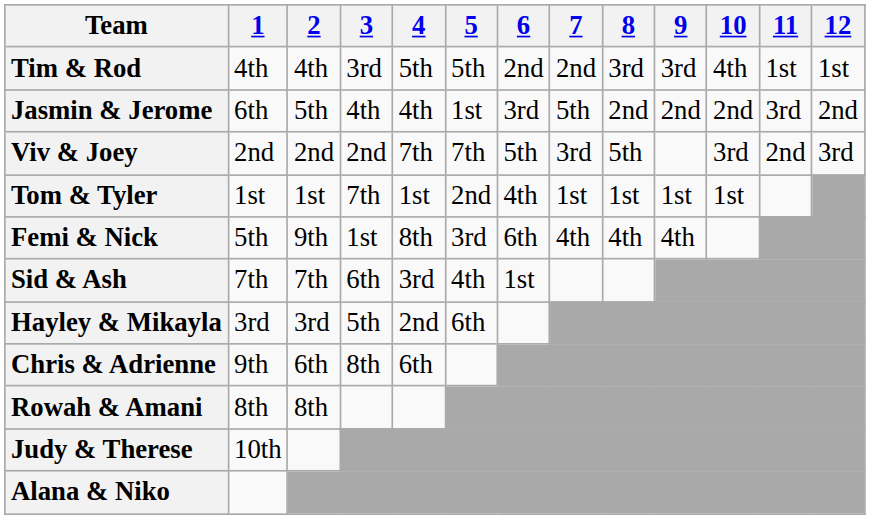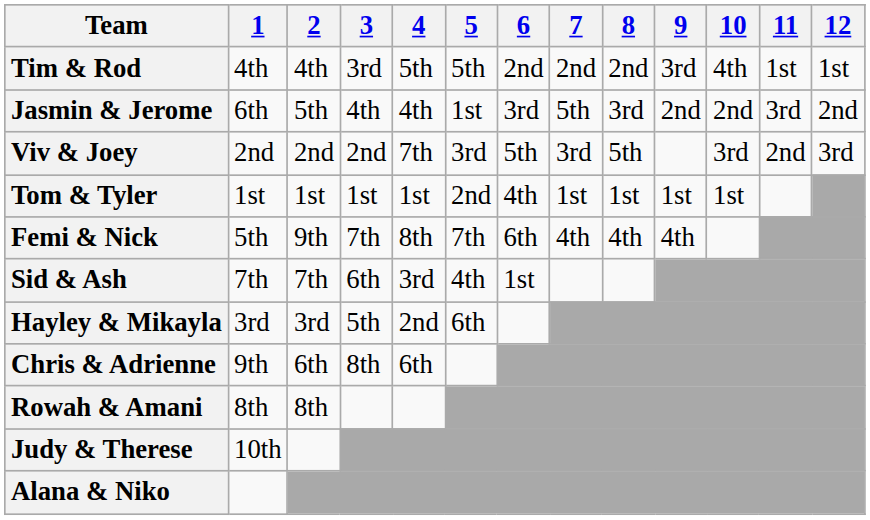(626, 68) 3rd -> (628, 68) 2nd
(628, 110) 2nd -> (626, 110) 3rd
(468, 152) 7th -> (469, 152) 3rd
(363, 195) 7th -> (362, 195) 1st
(362, 237) 1st -> (363, 237) 7th
(469, 237) 3rd -> (468, 237) 7th
